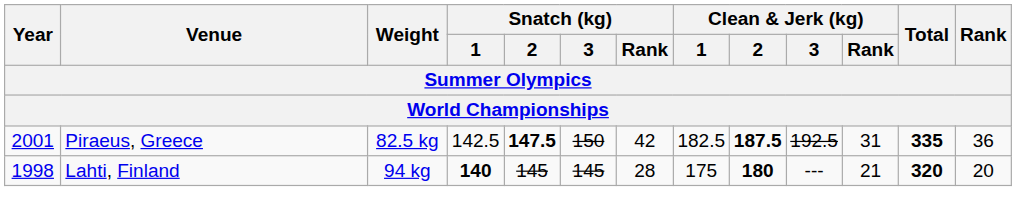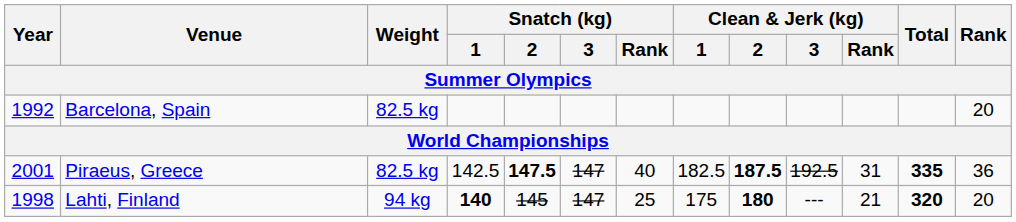+ row: (138, 110)
(588, 140) 150 -> (588, 170) 147
(645, 140) 42 -> (645, 170) 40
(588, 170) 145 -> (588, 200) 147
(645, 170) 28 -> (645, 200) 25
